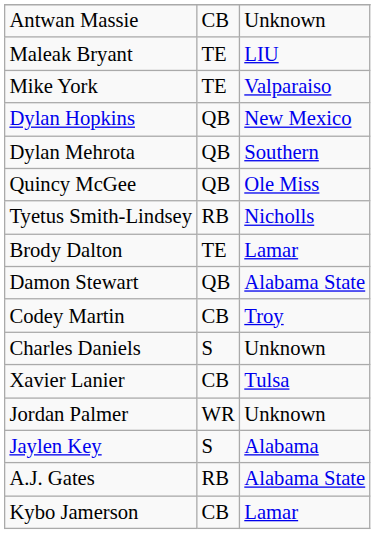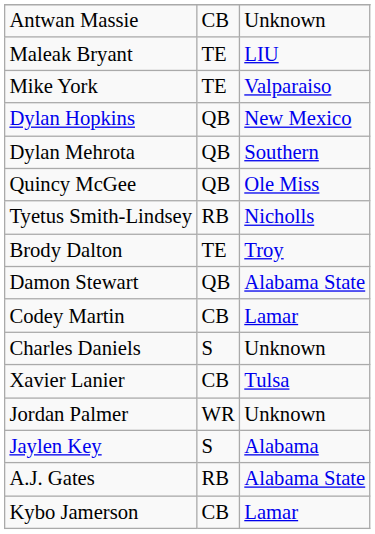(271, 250) Lamar -> (264, 250) Troy
(264, 315) Troy -> (271, 315) Lamar
